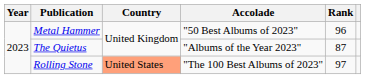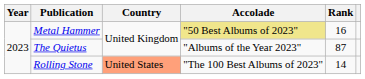(241, 30) no background -> (241, 30) khaki background
(341, 30) 96 -> (341, 30) 16
(341, 64) 97 -> (341, 64) 14
